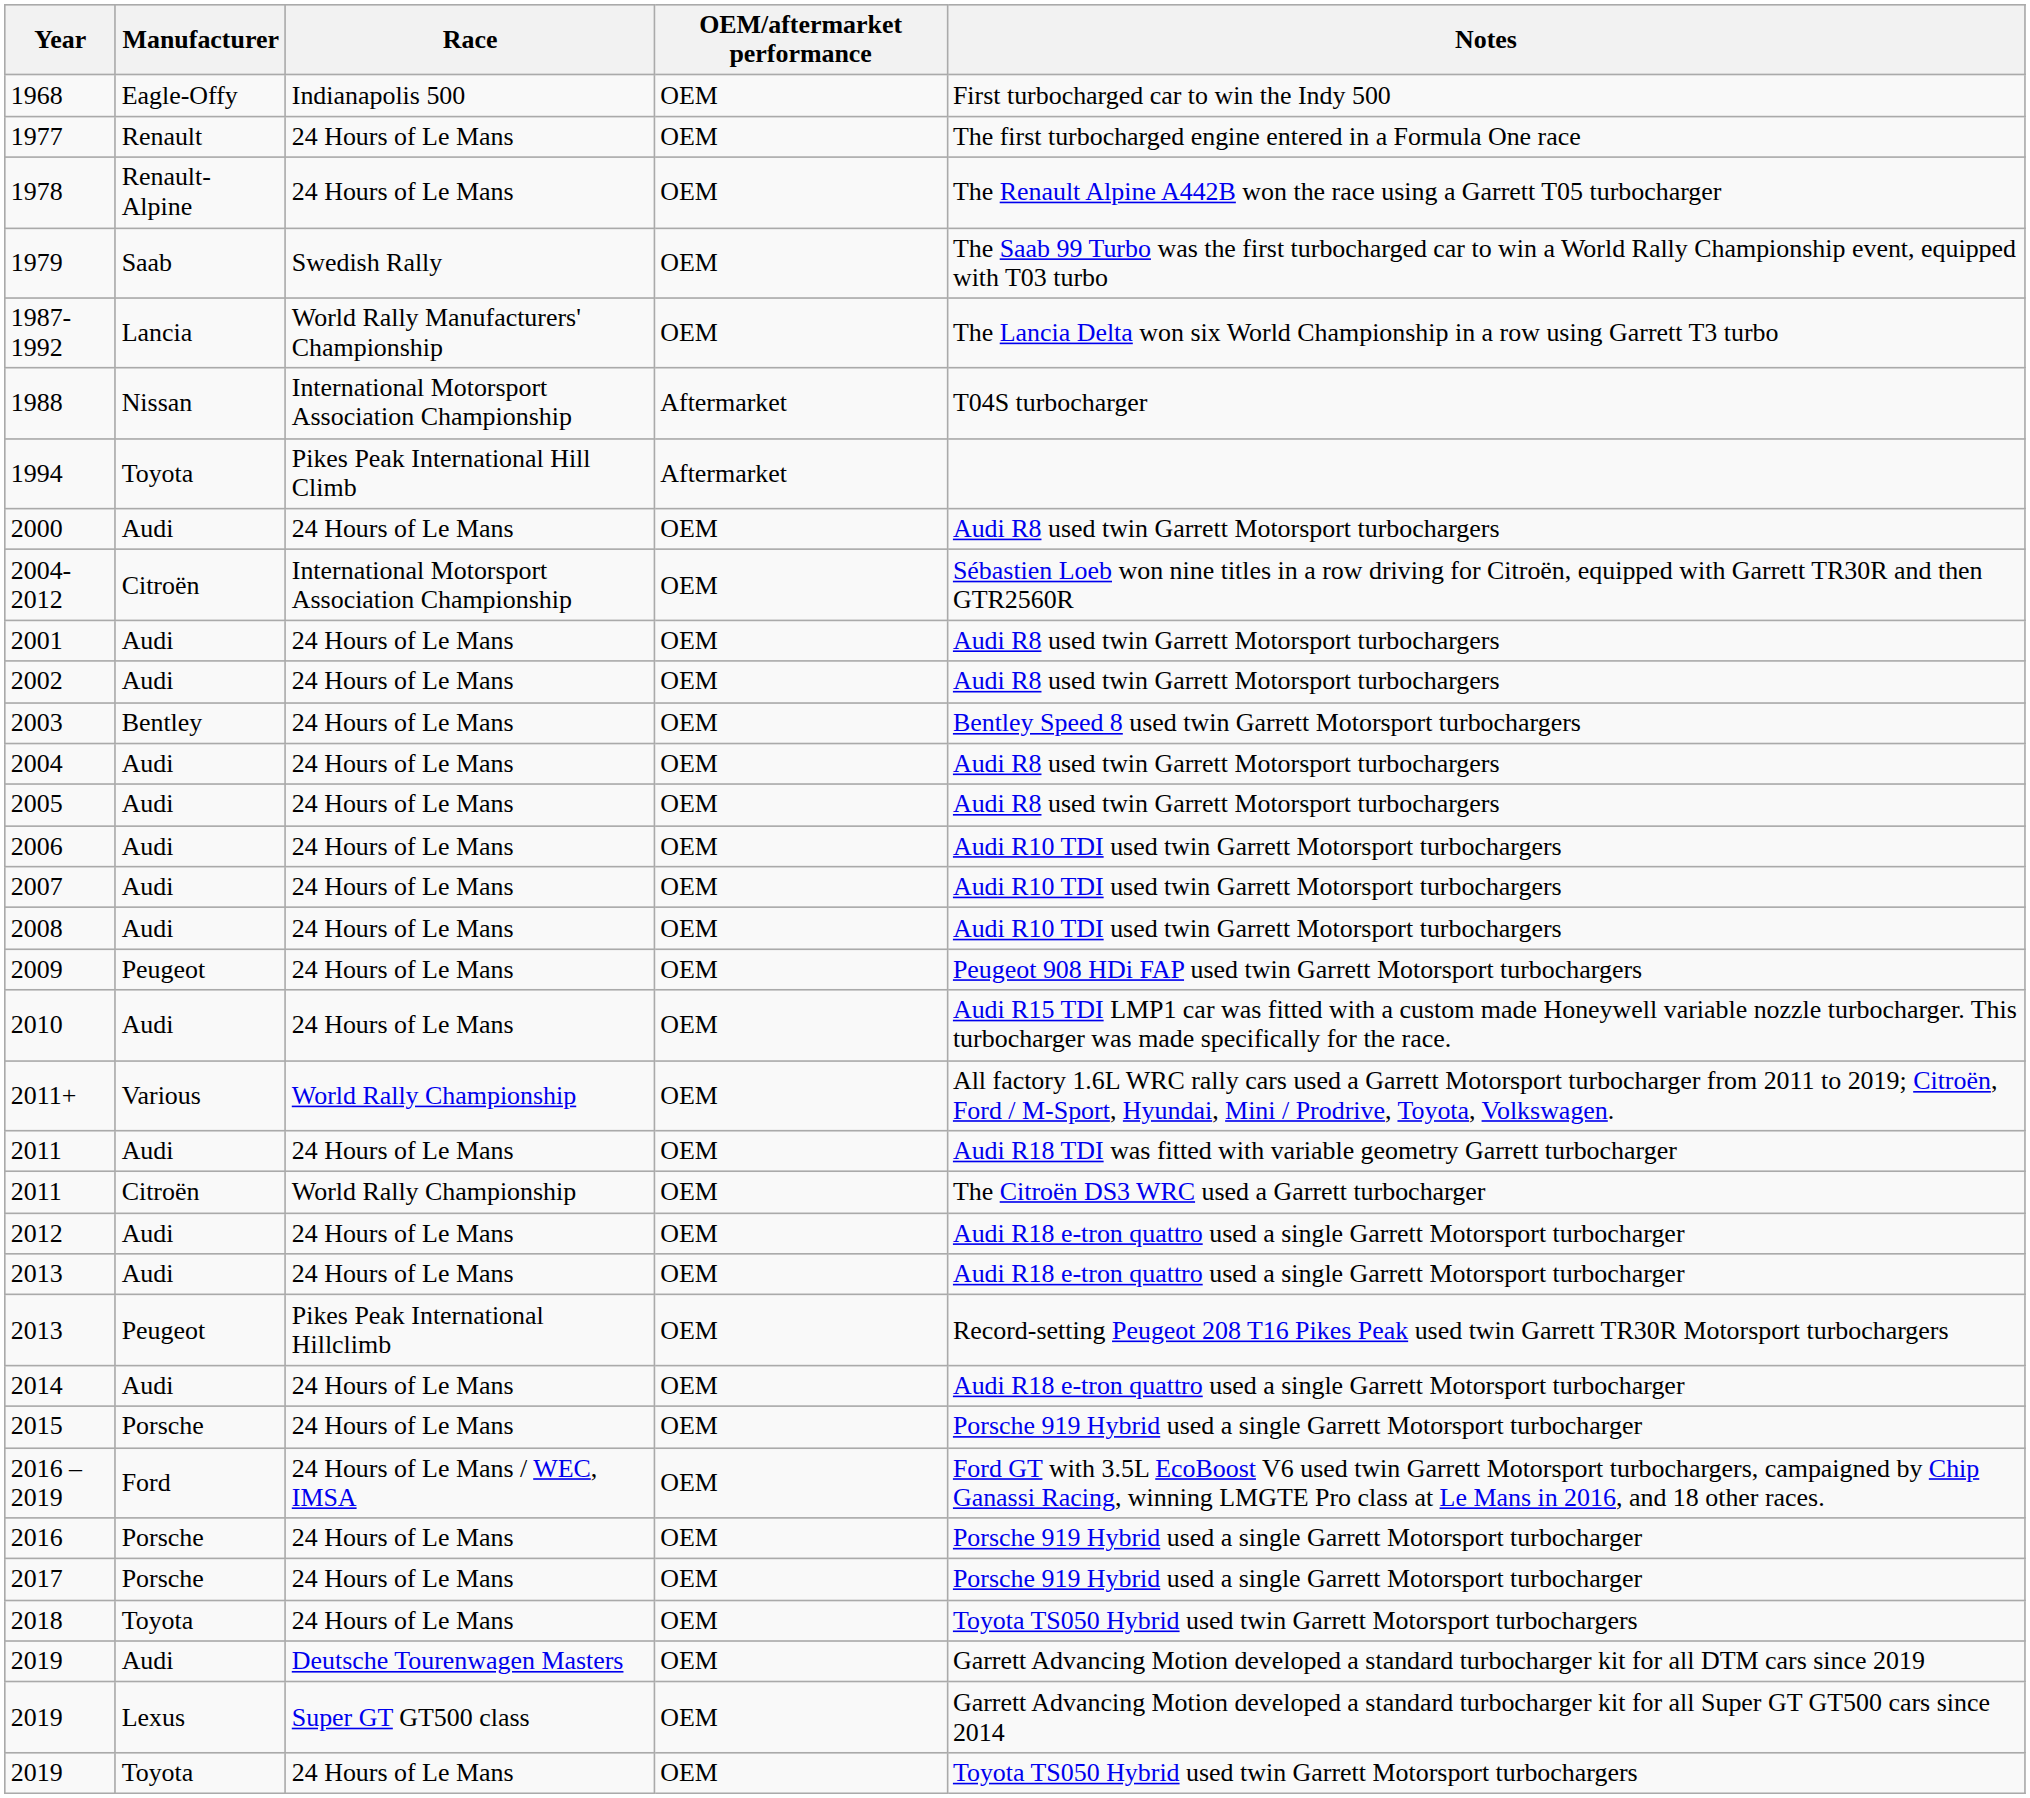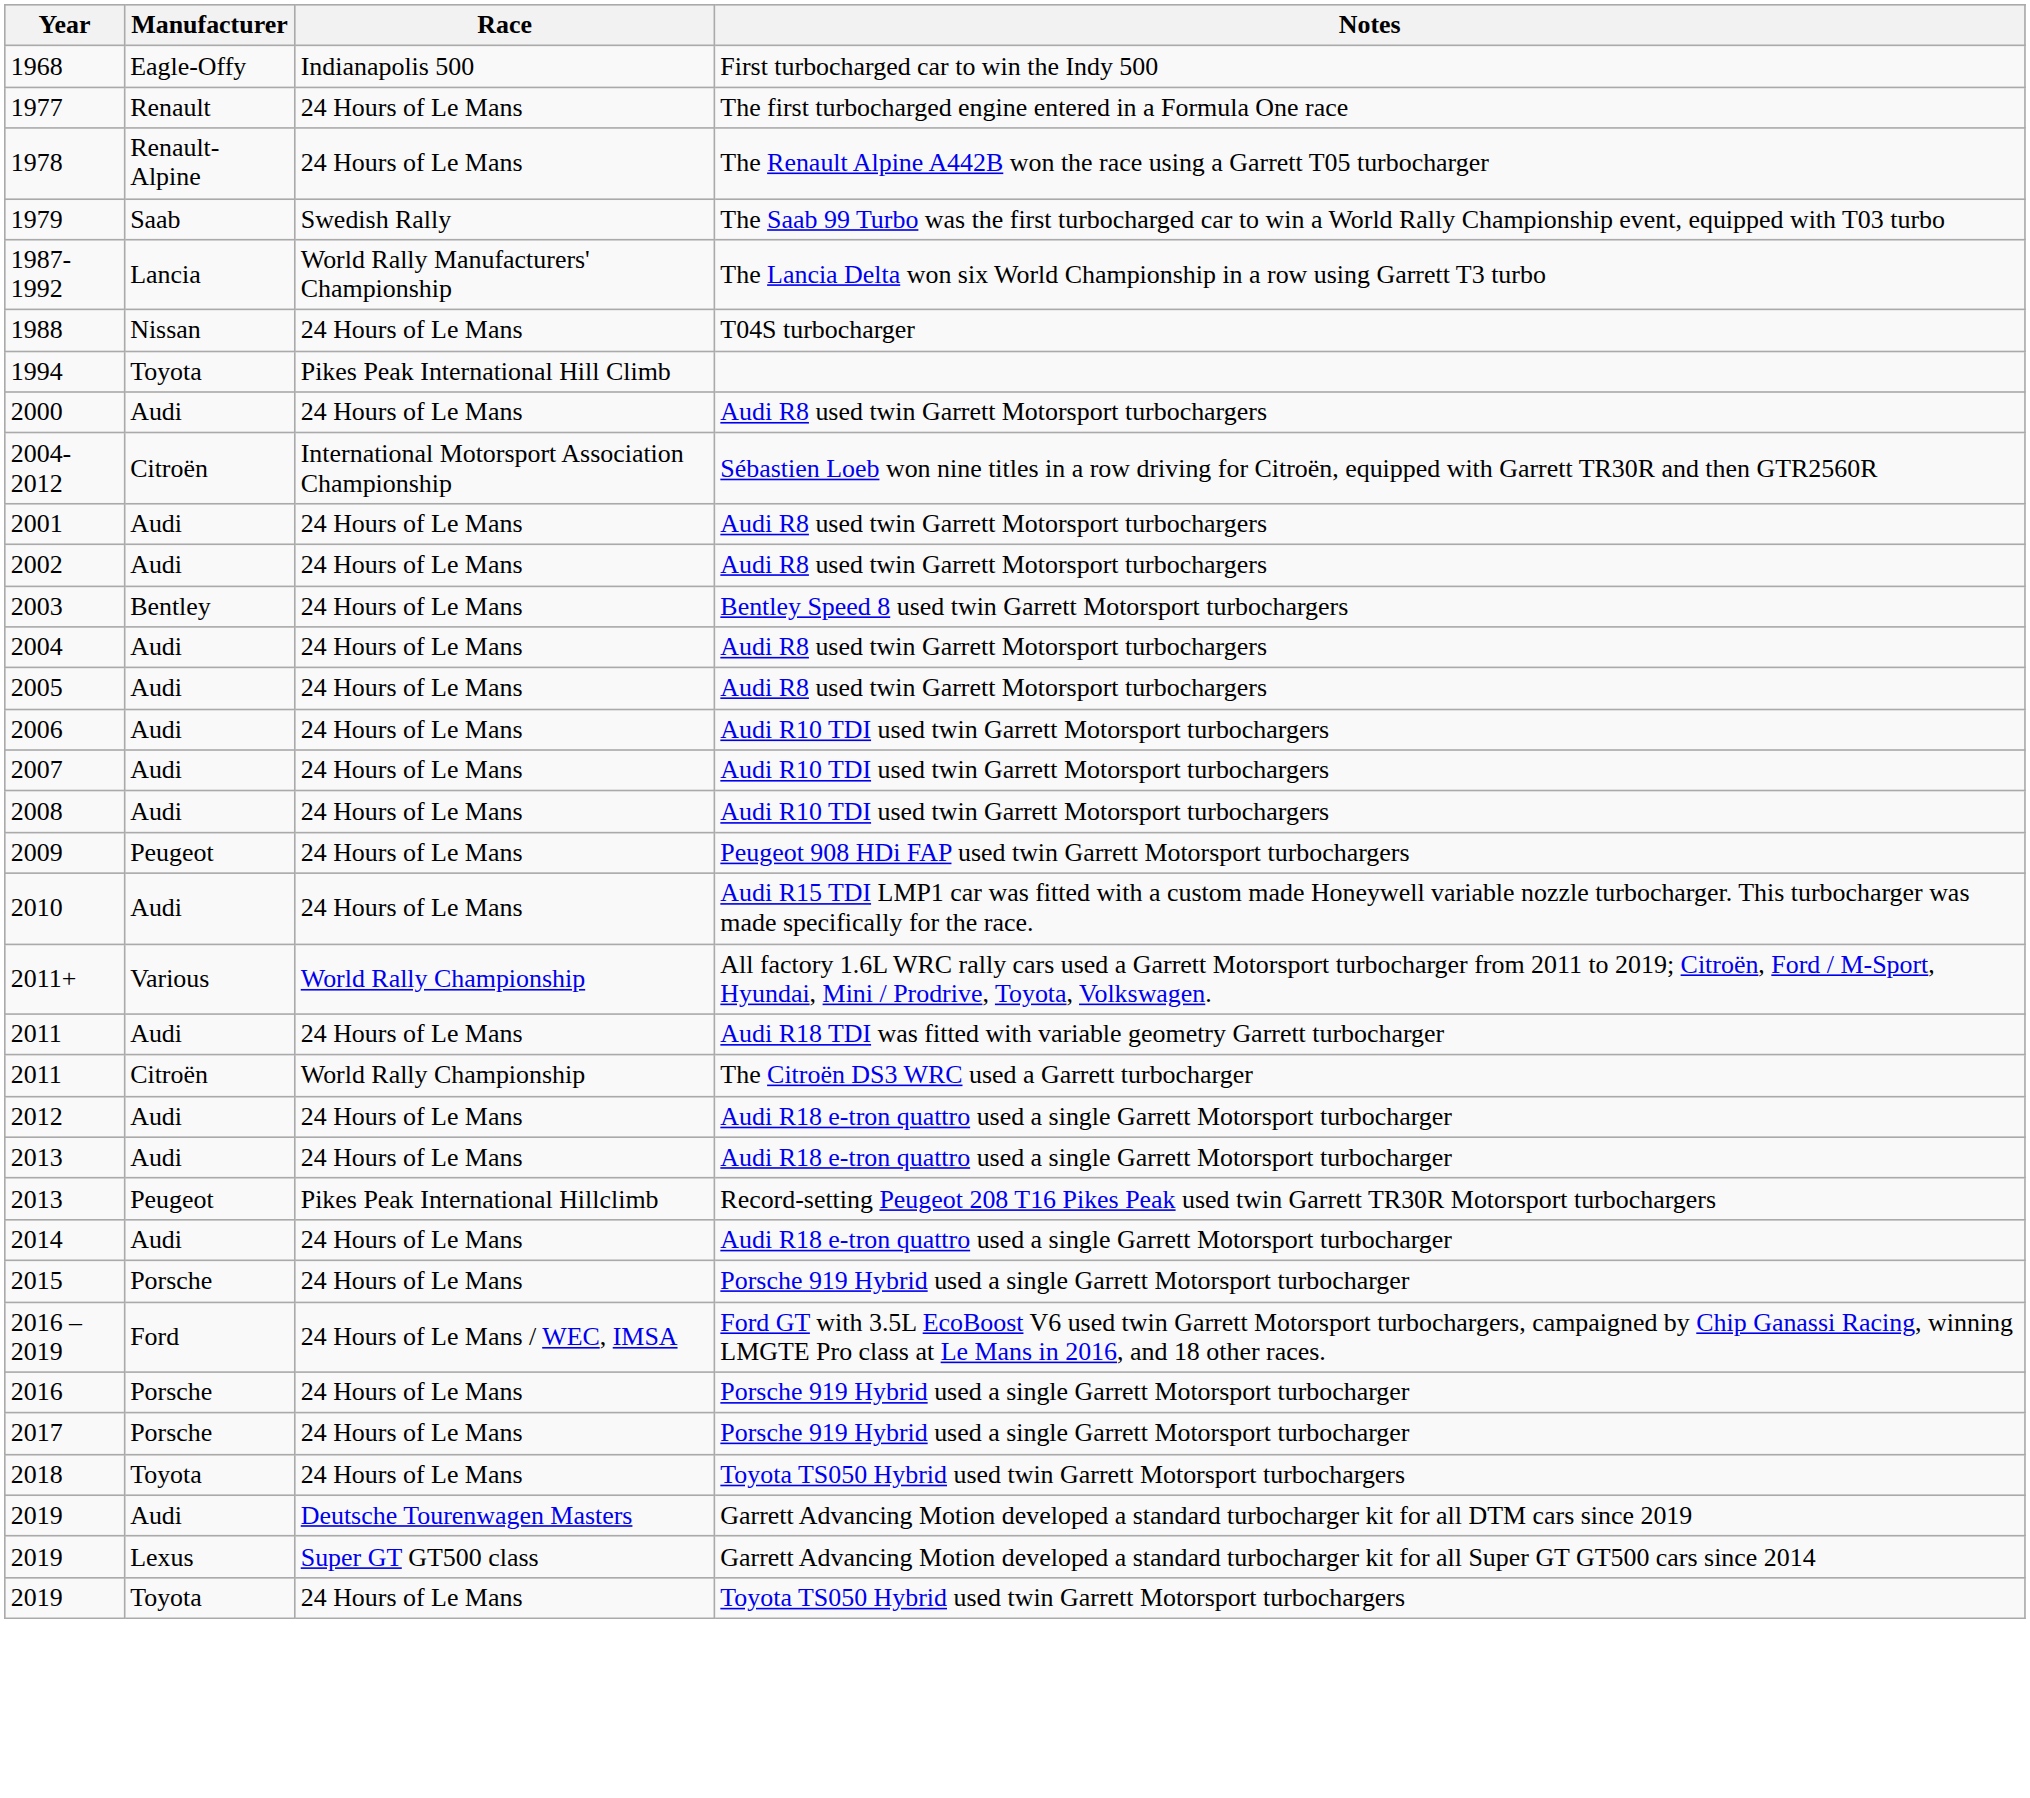- column: (801, 39)
(432, 402) International Motorsport Association Championship -> (412, 330) 24 Hours of Le Mans
